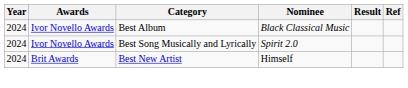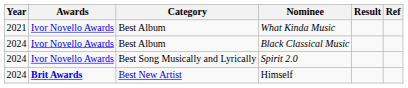+ row: (298, 28)
(55, 59) normal -> (57, 75) bold
